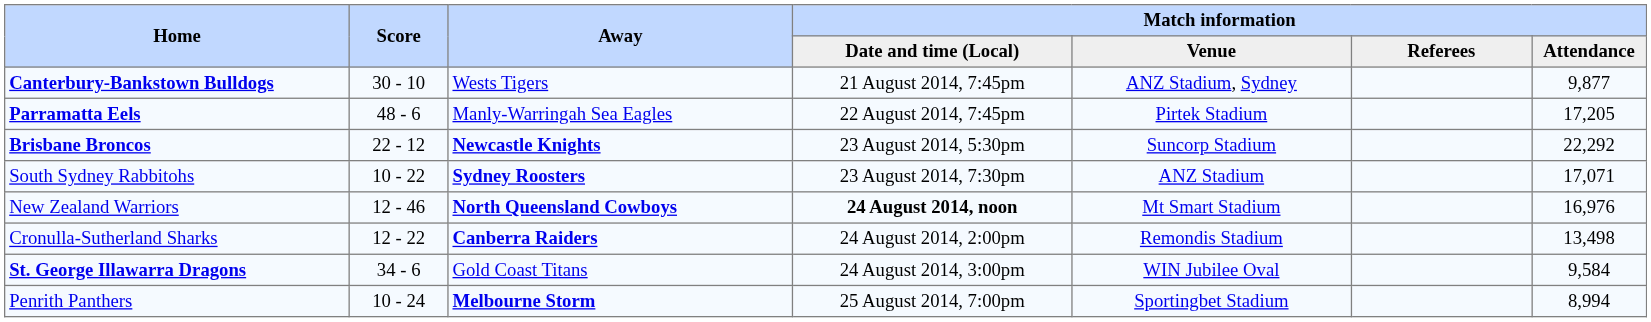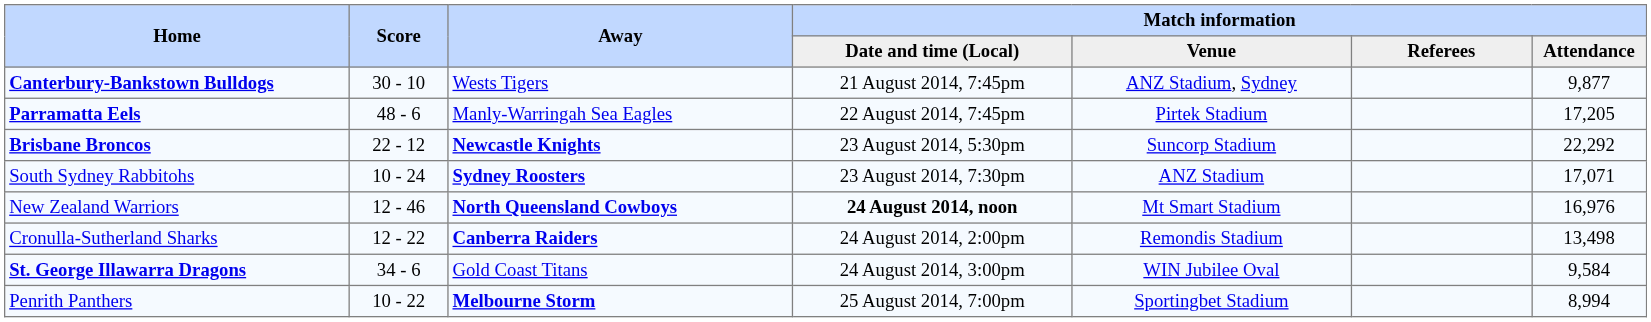(399, 176) 10 - 22 -> (399, 176) 10 - 24
(399, 300) 10 - 24 -> (399, 300) 10 - 22
